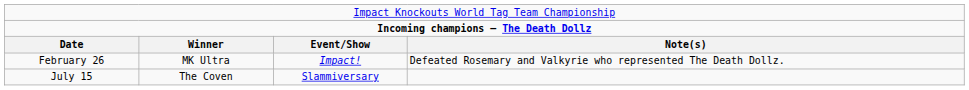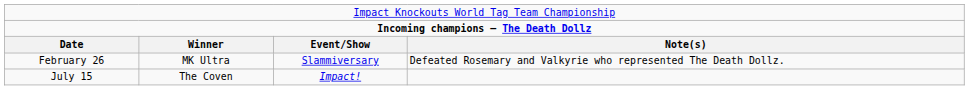(340, 61) Impact! -> (340, 61) Slammiversary
(340, 77) Slammiversary -> (340, 77) Impact!
